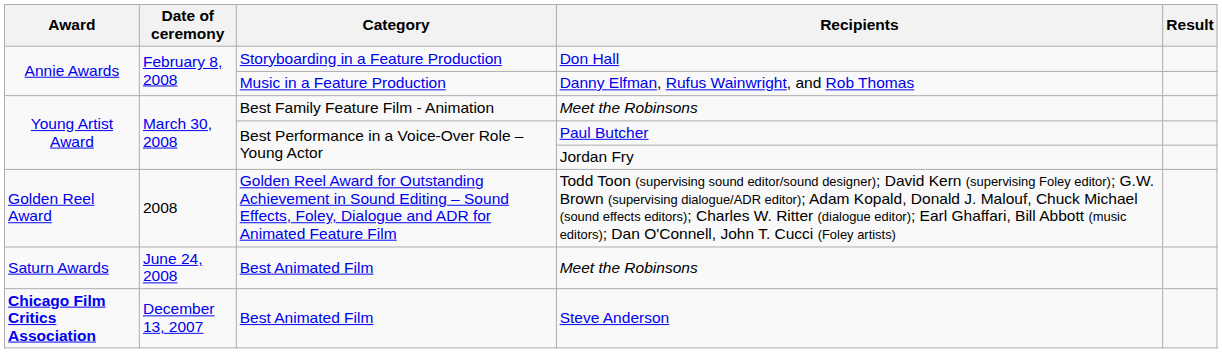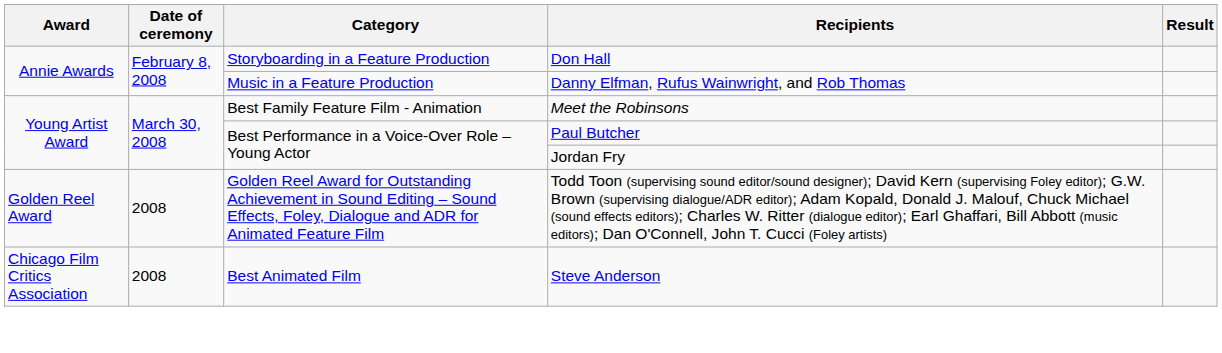- row: (307, 267)
(57, 318) bold -> (53, 276) normal
(179, 318) December 13, 2007 -> (149, 276) 2008
